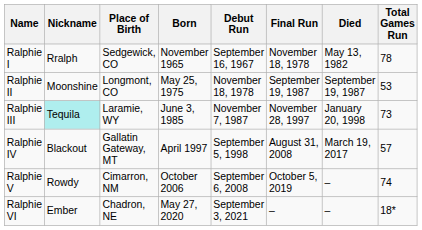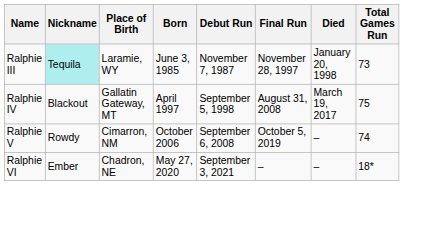- row: (24, 58)
- row: (24, 86)
(386, 148) 57 -> (364, 104) 75
